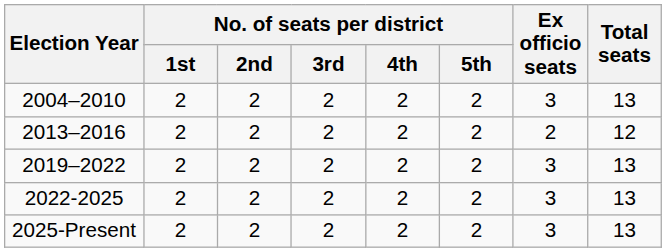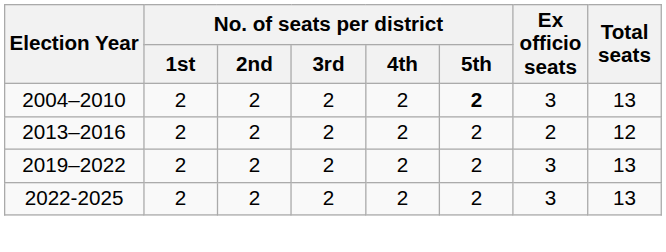(476, 100) normal -> (476, 100) bold
- row: (74, 230)
